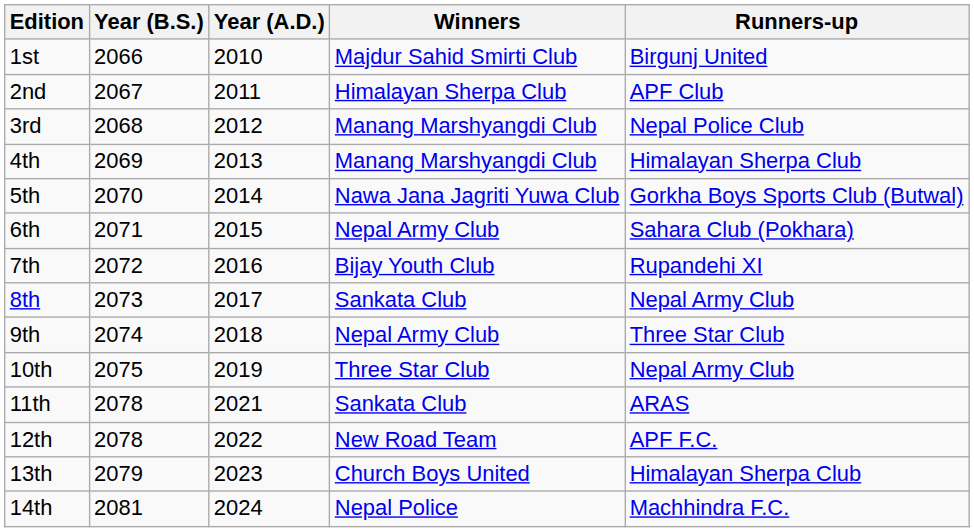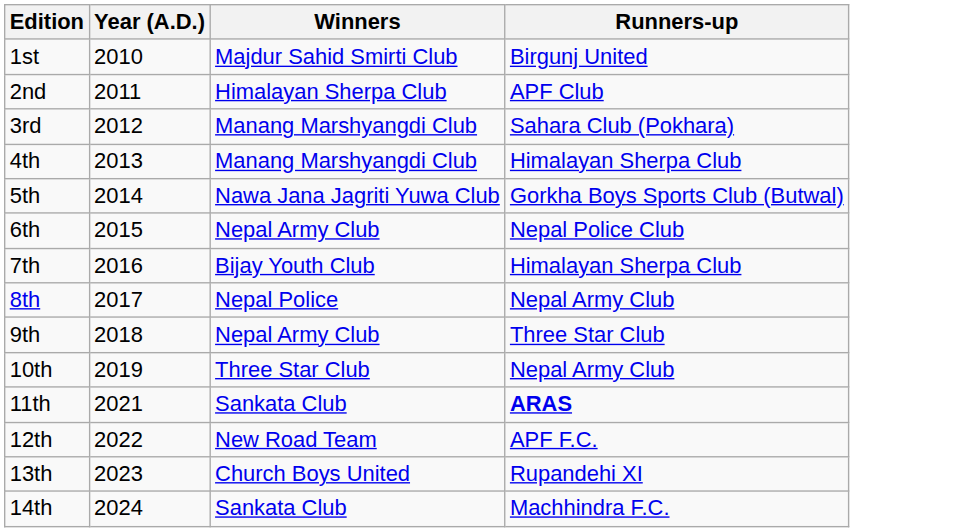- column: (149, 21)
(717, 126) Nepal Police Club -> (622, 126) Sahara Club (Pokhara)
(742, 230) Sahara Club (Pokhara) -> (597, 230) Nepal Police Club
(696, 265) Rupandehi XI -> (626, 265) Himalayan Sherpa Club
(401, 299) Sankata Club -> (277, 299) Nepal Police
(660, 404) normal -> (541, 404) bold
(745, 473) Himalayan Sherpa Club -> (576, 473) Rupandehi XI
(396, 508) Nepal Police -> (281, 508) Sankata Club
